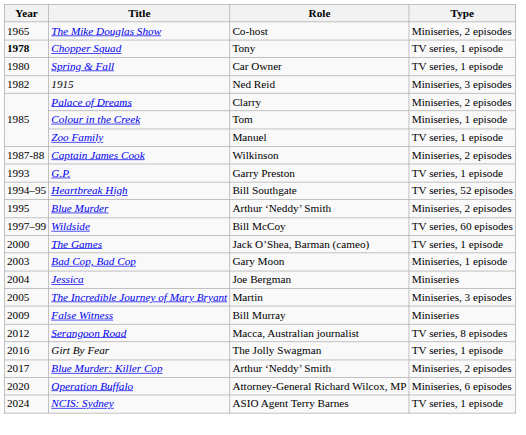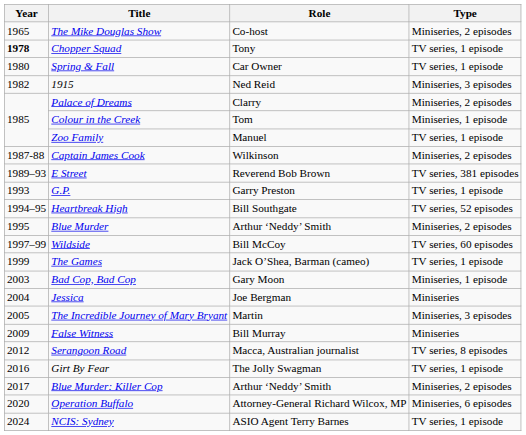+ row: (69, 173)
(18, 244) 2000 -> (18, 262) 1999
